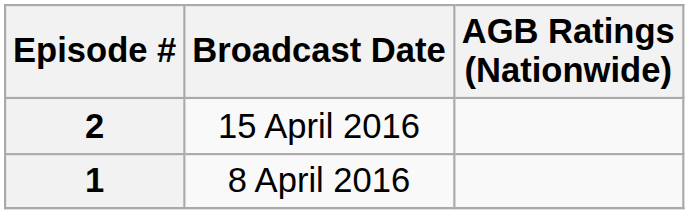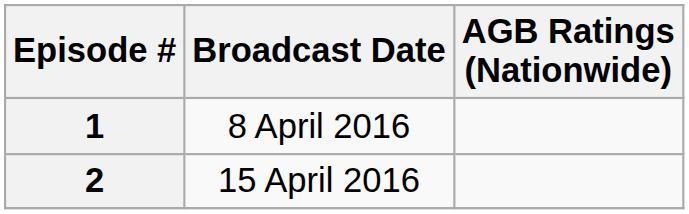rows swapped: (95, 180) <-> (95, 125)
